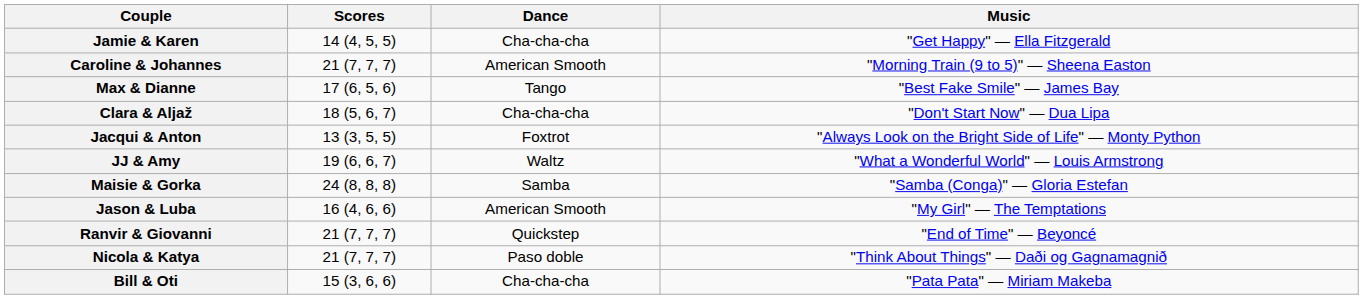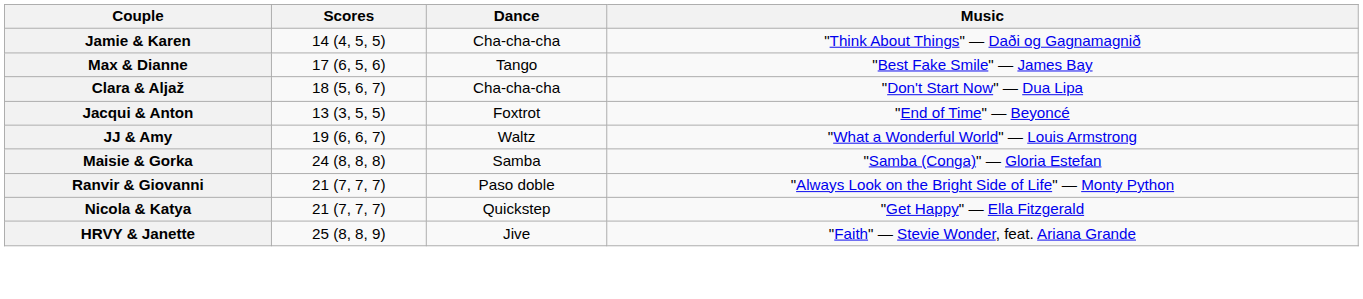(1009, 40) "Get Happy" — Ella Fitzgerald -> (982, 40) "Think About Things" — Daði og Gagnamagnið
- row: (146, 64)
(1009, 137) "Always Look on the Bright Side of Life" — Monty Python -> (982, 112) "End of Time" — Beyoncé
- row: (146, 209)
(546, 233) Quickstep -> (517, 185) Paso doble
(1009, 233) "End of Time" — Beyoncé -> (982, 185) "Always Look on the Bright Side of Life" — Monty Python
(546, 257) Paso doble -> (517, 209) Quickstep
(1009, 257) "Think About Things" — Daði og Gagnamagnið -> (982, 209) "Get Happy" — Ella Fitzgerald
- row: (146, 281)
+ row: (138, 233)
